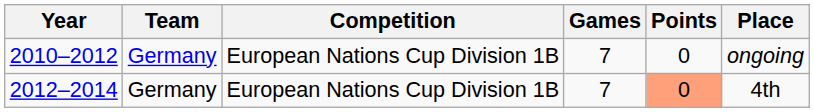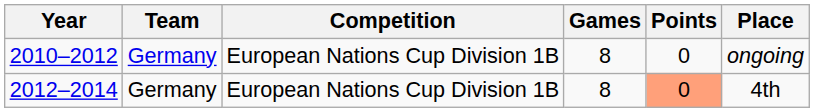(605, 55) 7 -> (605, 55) 8
(605, 90) 7 -> (605, 90) 8
